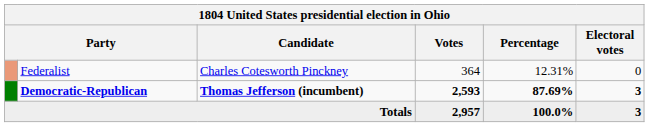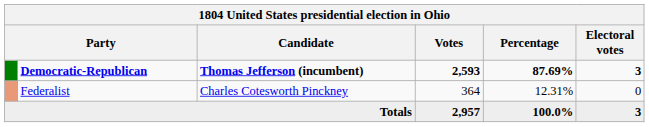rows swapped: (84, 91) <-> (45, 70)
